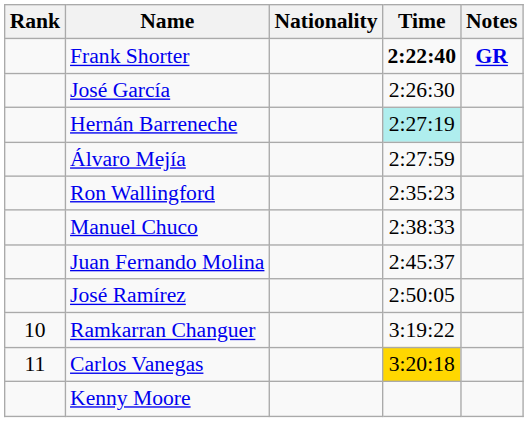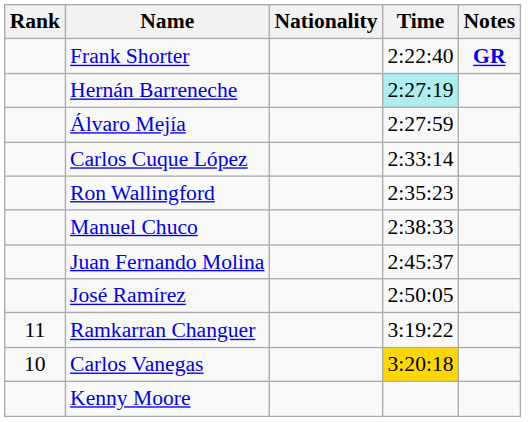(422, 55) bold -> (421, 55) normal
- row: (120, 90)
+ row: (159, 158)
(35, 329) 10 -> (35, 329) 11
(35, 364) 11 -> (35, 364) 10
